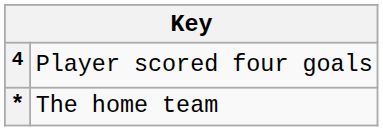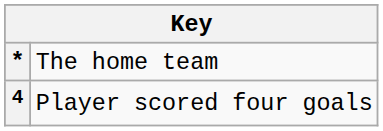rows swapped: (18, 59) <-> (18, 106)
